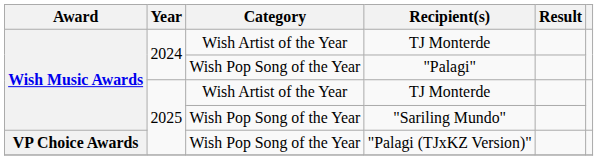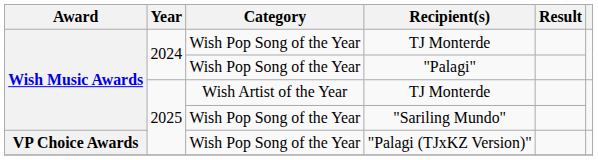(275, 42) Wish Artist of the Year -> (275, 42) Wish Pop Song of the Year
